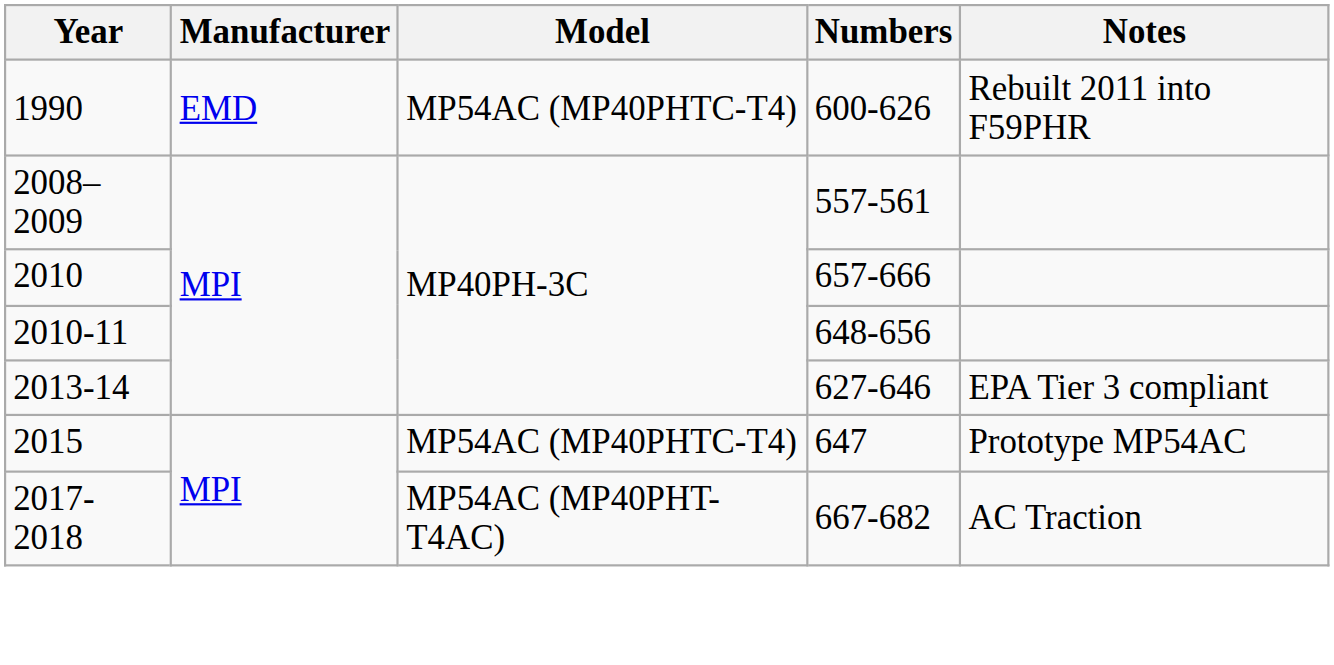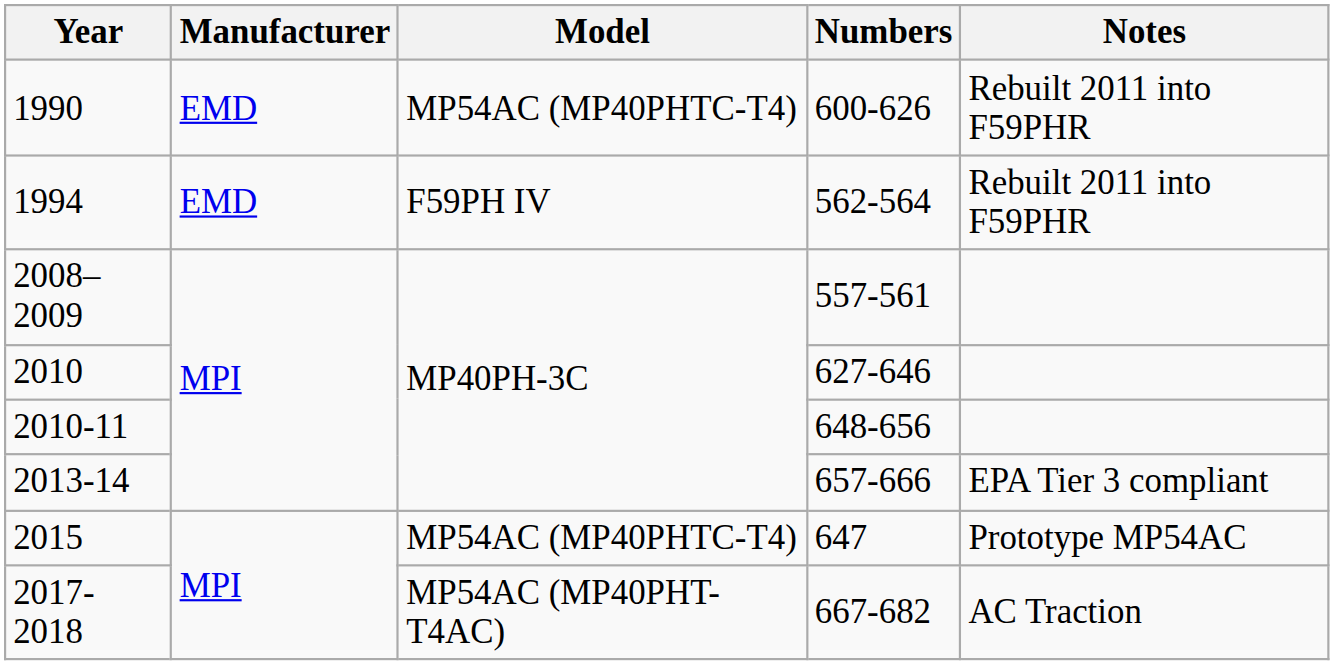+ row: (48, 201)
(873, 276) 657-666 -> (873, 371) 627-646
(873, 387) 627-646 -> (873, 481) 657-666
